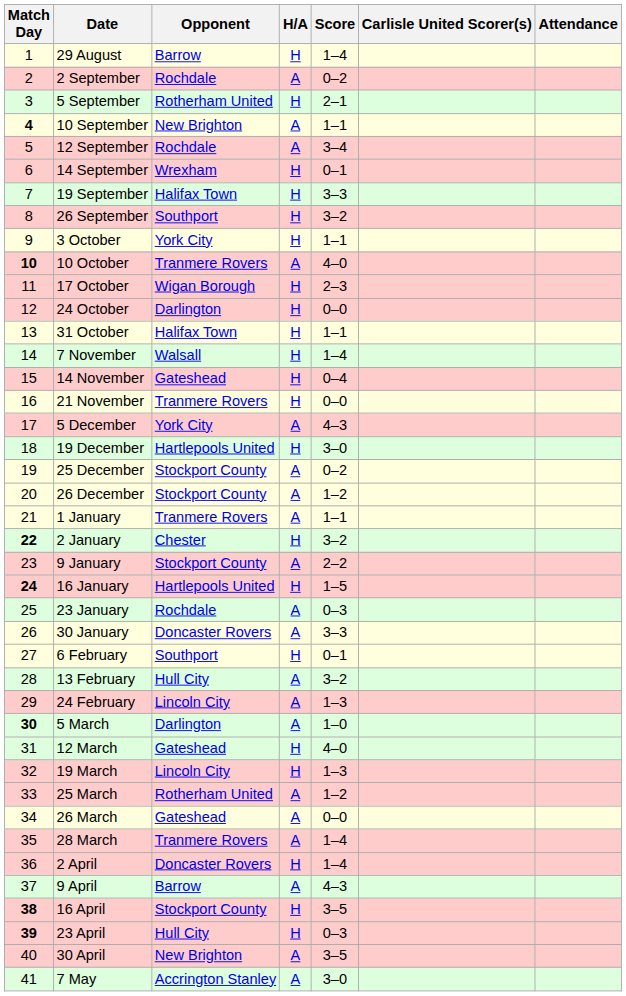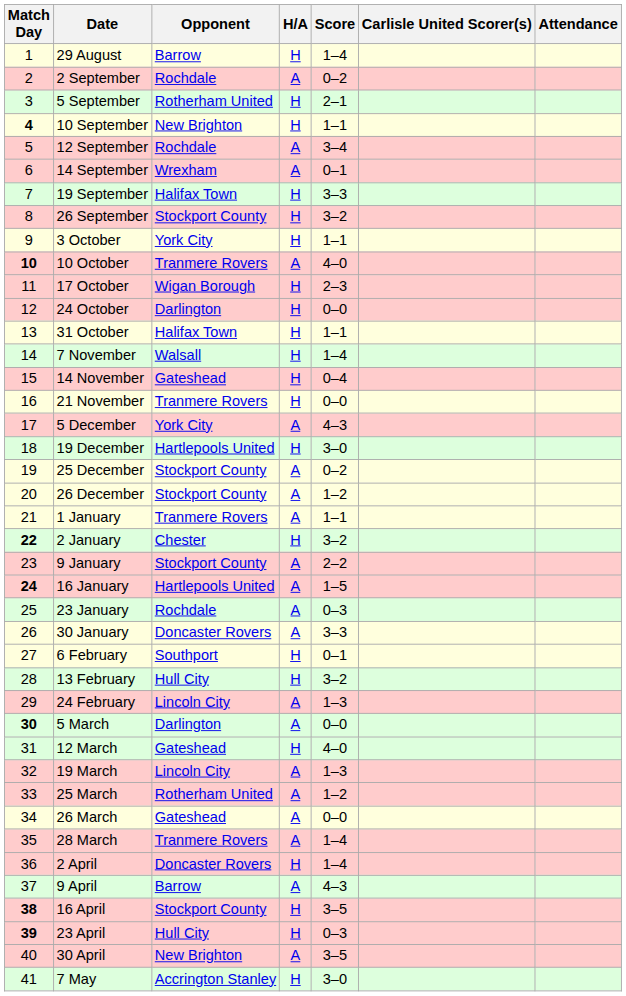(295, 124) A -> (295, 124) H
(295, 170) H -> (295, 170) A
(186, 217) Southport -> (211, 217) Stockport County
(295, 586) H -> (295, 586) A
(295, 678) A -> (295, 678) H
(335, 725) 1–0 -> (335, 725) 0–0
(295, 771) H -> (295, 771) A
(295, 979) A -> (295, 979) H
